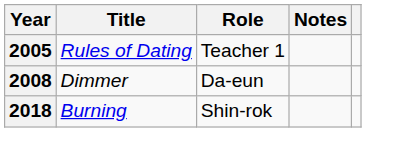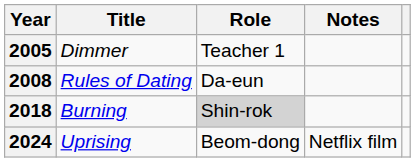(126, 50) Rules of Dating -> (94, 50) Dimmer
(94, 80) Dimmer -> (126, 80) Rules of Dating
(236, 111) no background -> (236, 111) lightgrey background
+ row: (30, 141)
